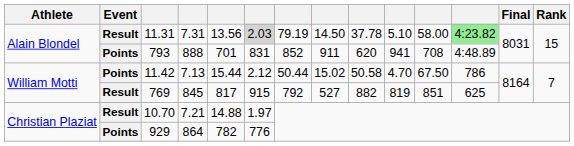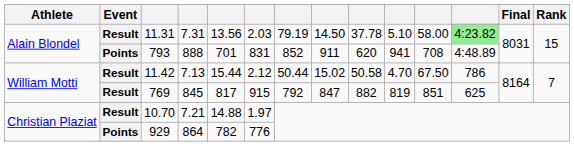(260, 34) lightgrey background -> (260, 34) no background
(120, 73) Points -> (120, 73) Result
(330, 93) 527 -> (330, 93) 847
